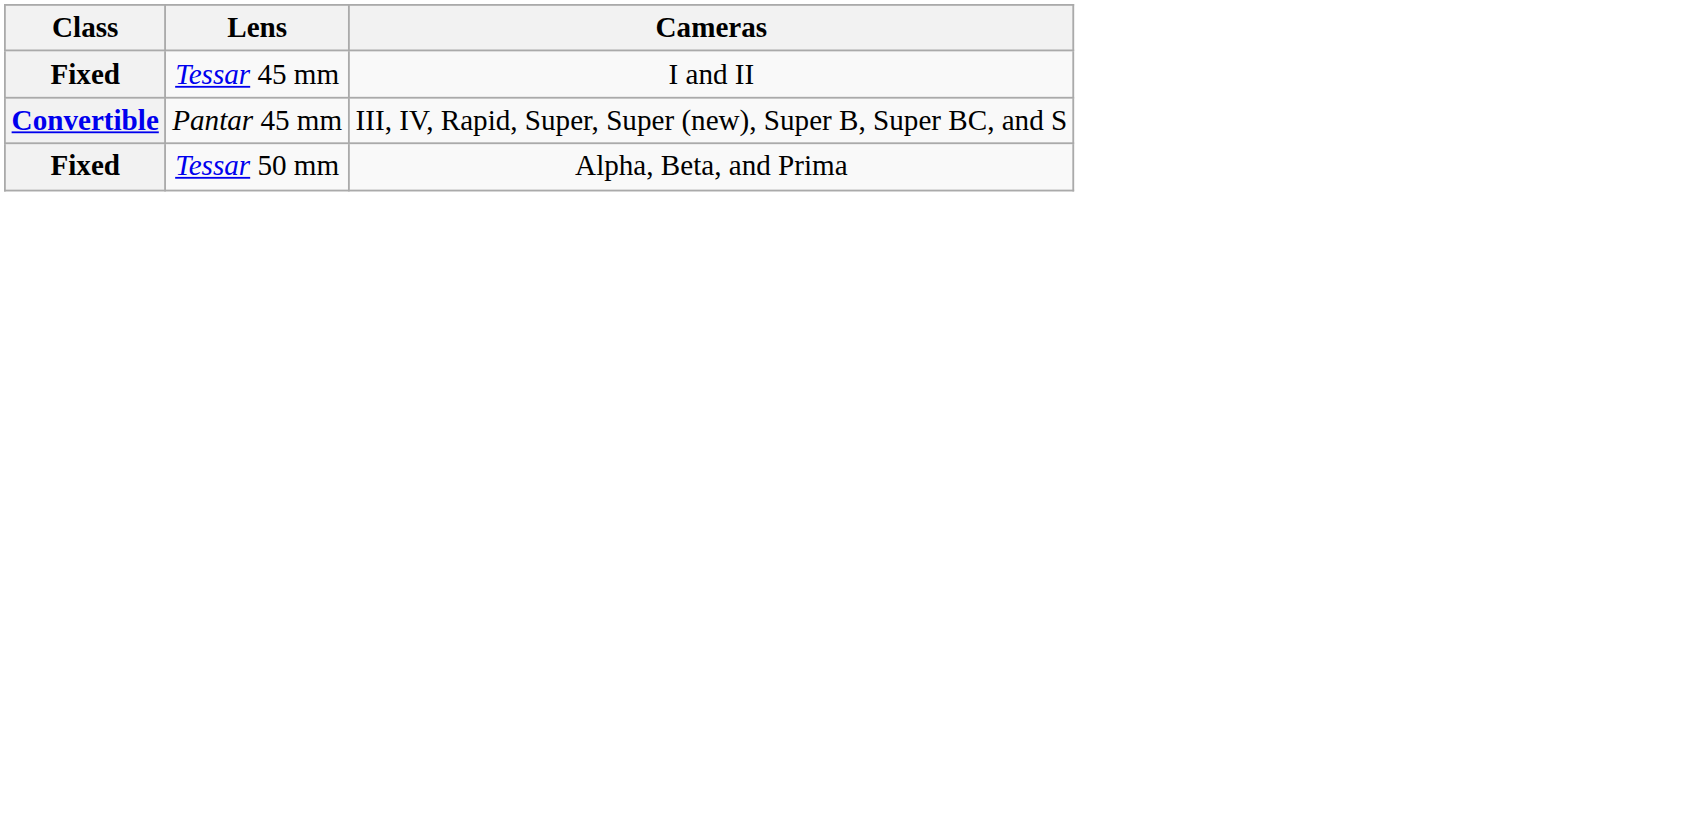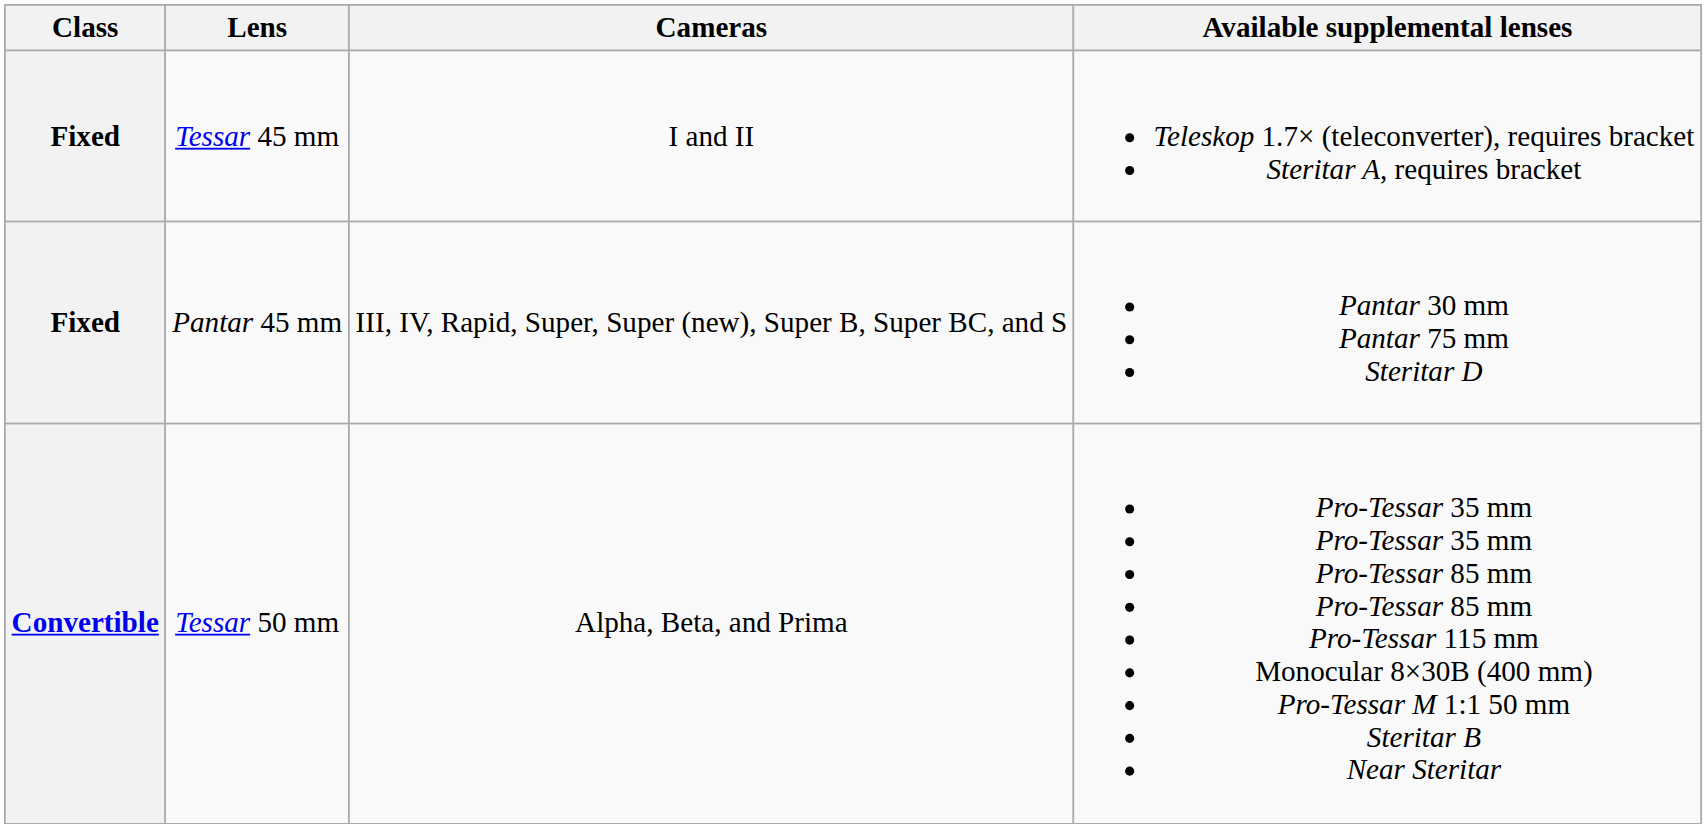+ column: (1387, 27)
(85, 119) Convertible -> (85, 321) Fixed
(85, 166) Fixed -> (85, 622) Convertible
